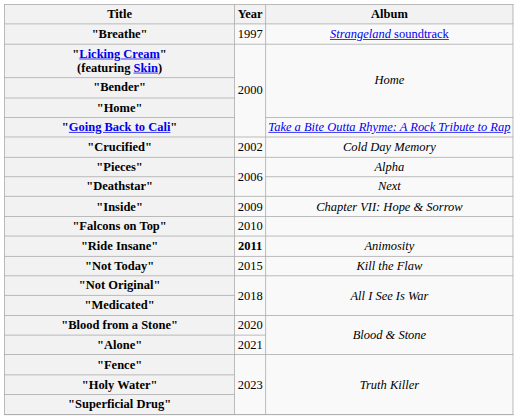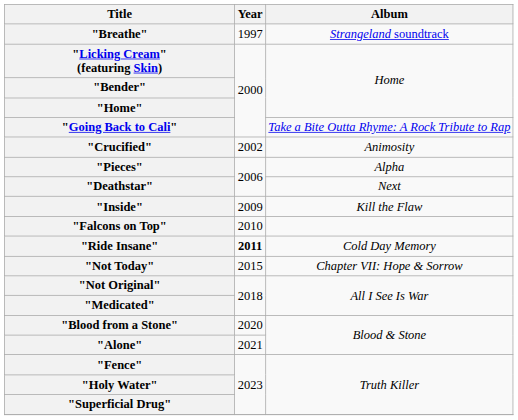(389, 147) Cold Day Memory -> (389, 147) Animosity
(389, 206) Chapter VII: Hope & Sorrow -> (389, 206) Kill the Flaw
(389, 246) Animosity -> (389, 246) Cold Day Memory
(389, 265) Kill the Flaw -> (389, 265) Chapter VII: Hope & Sorrow
